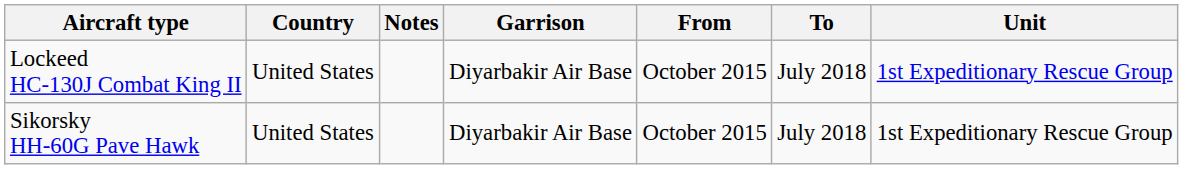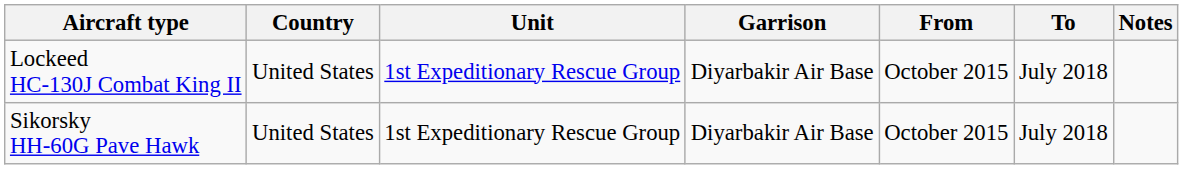columns swapped: (1025, 22) <-> (411, 22)
